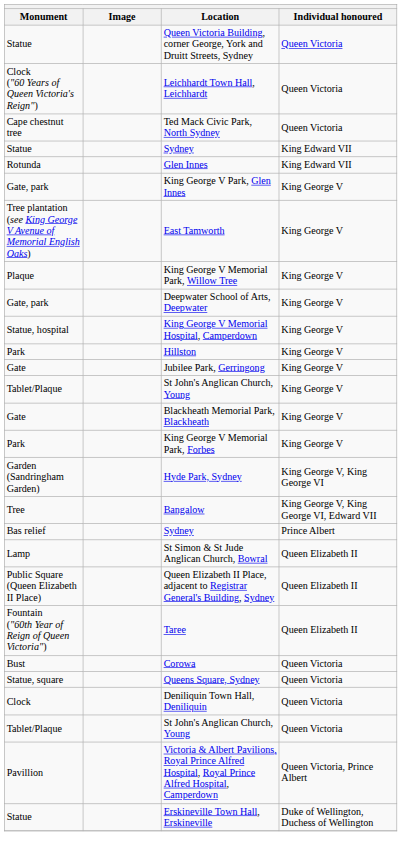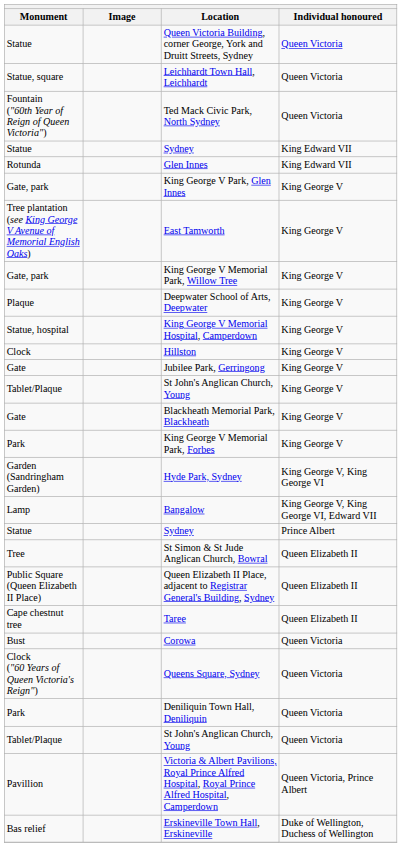(40, 88) Clock ("60 Years of Queen Victoria's Reign") -> (35, 77) Statue, square
(35, 127) Cape chestnut tree -> (38, 116) Fountain ("60th Year of Reign of Queen Victoria")
(20, 275) Plaque -> (28, 275) Gate, park
(28, 302) Gate, park -> (20, 302) Plaque
(16, 351) Park -> (19, 351) Clock
(16, 510) Tree -> (18, 510) Lamp
(26, 531) Bas relief -> (19, 531) Statue
(18, 553) Lamp -> (16, 553) Tree
(38, 630) Fountain ("60th Year of Reign of Queen Victoria") -> (35, 619) Cape chestnut tree
(35, 679) Statue, square -> (40, 673) Clock ("60 Years of Queen Victoria's Reign")
(19, 701) Clock -> (16, 712) Park
(19, 817) Statue -> (26, 828) Bas relief
